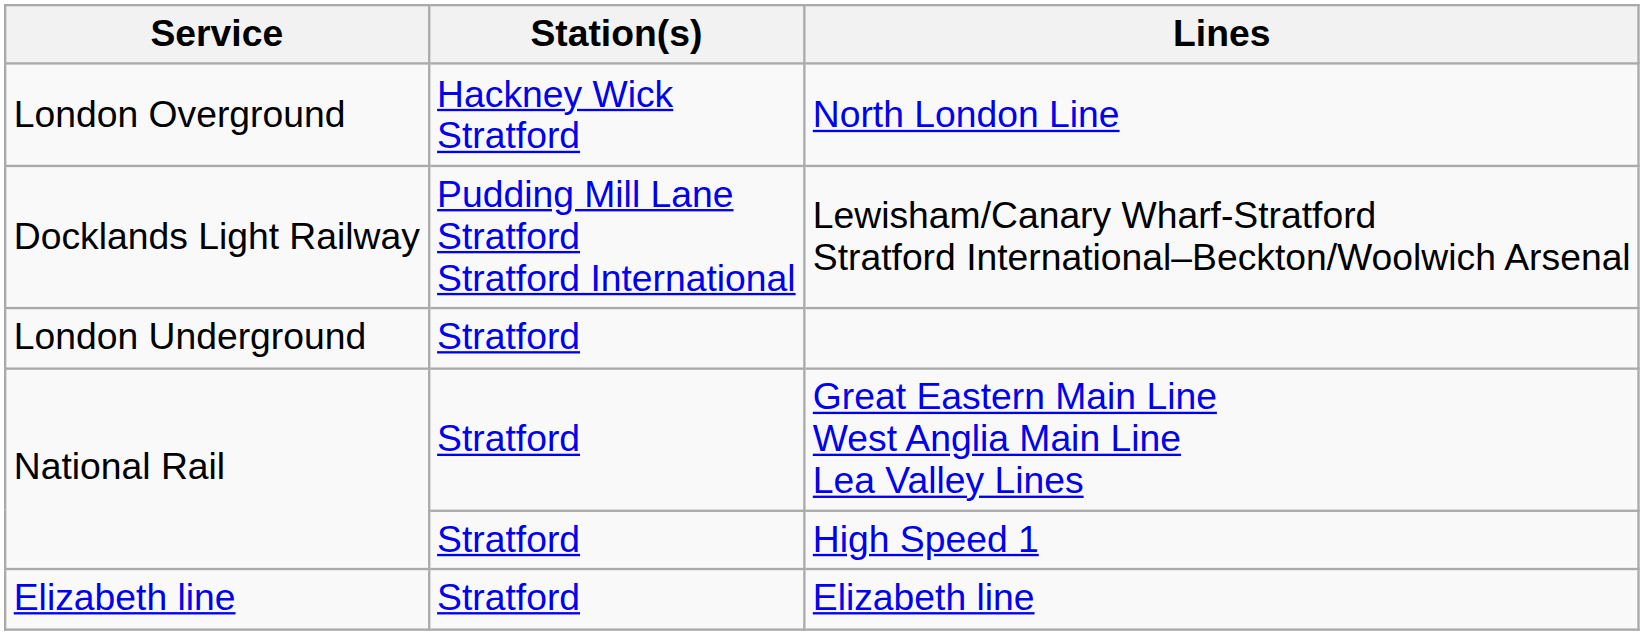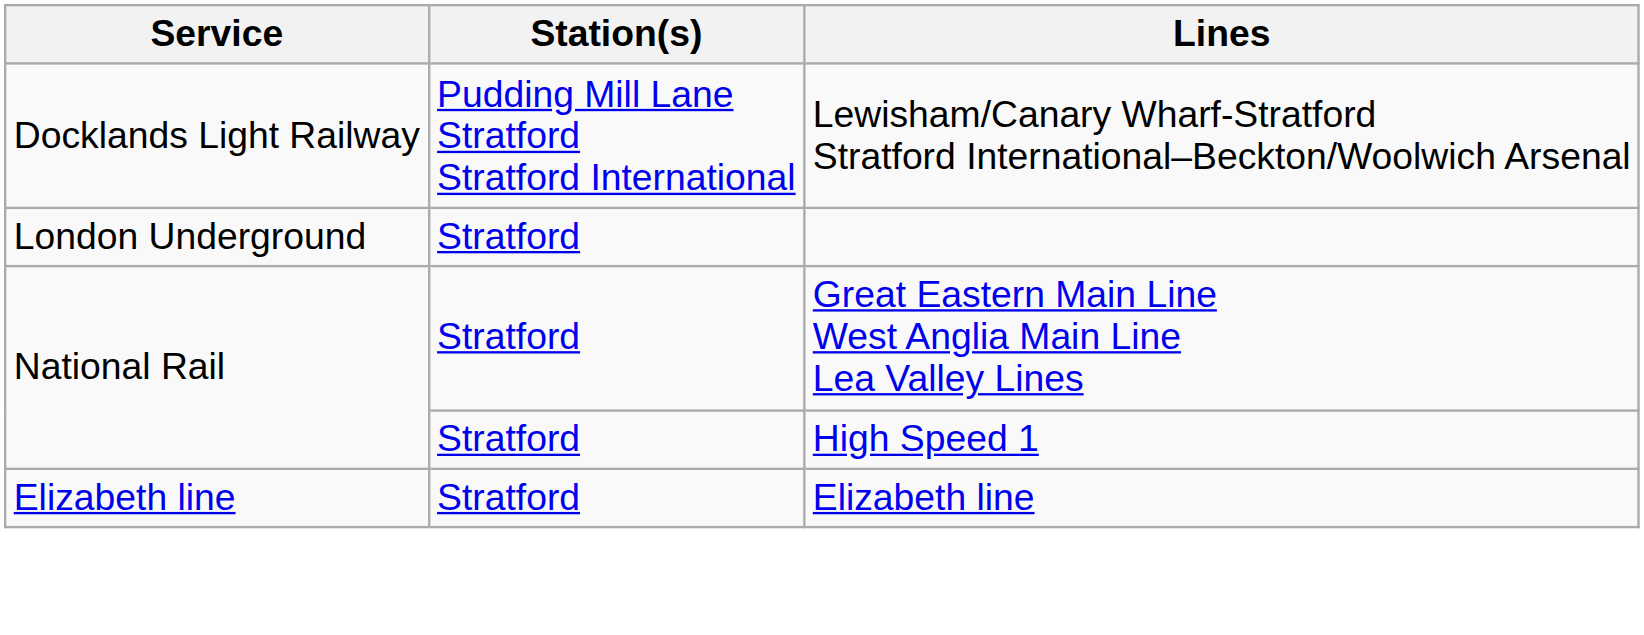- row: (966, 114)
